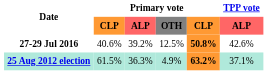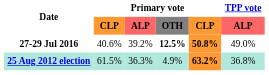(172, 43) normal -> (172, 43) bold
(241, 43) 42.6% -> (243, 43) 49.0%
(241, 61) 37.1% -> (243, 61) 36.8%
